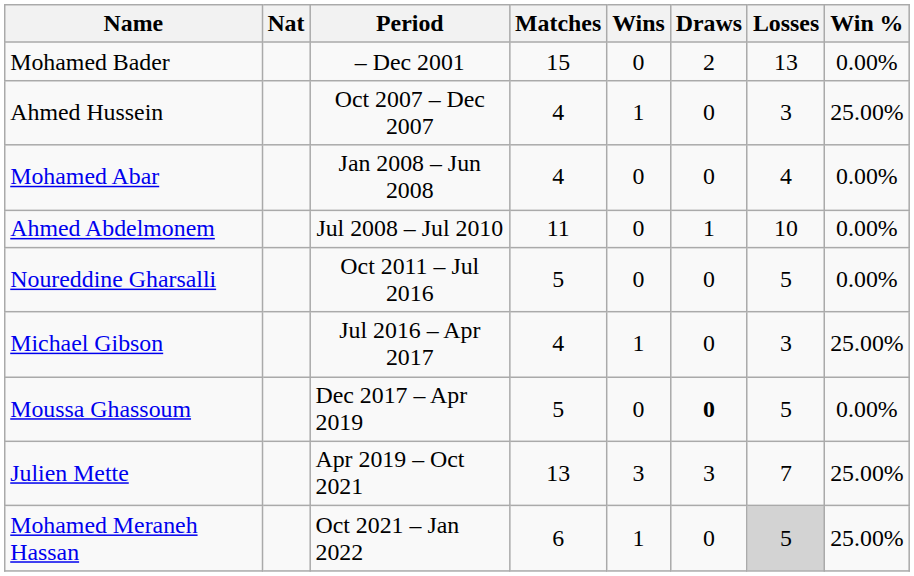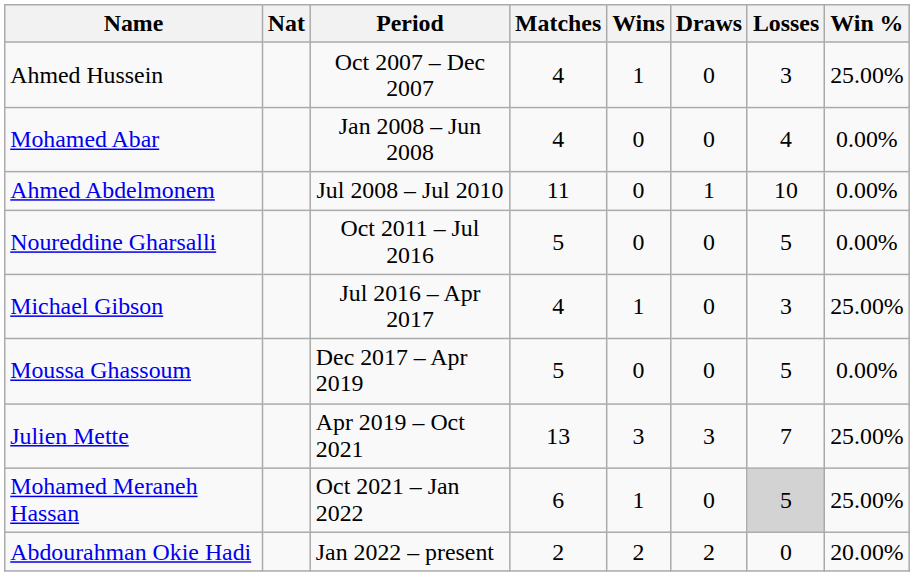- row: (90, 61)
(709, 408) bold -> (709, 370) normal
+ row: (131, 551)
